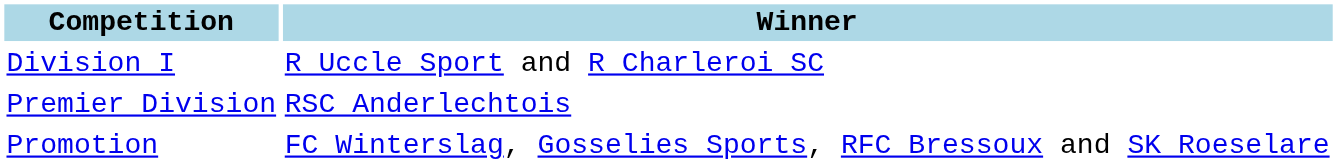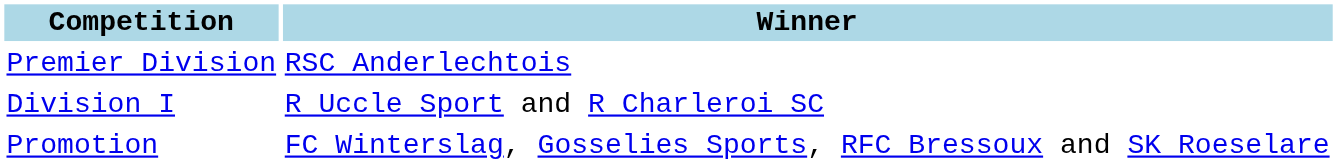rows swapped: (141, 105) <-> (91, 64)
